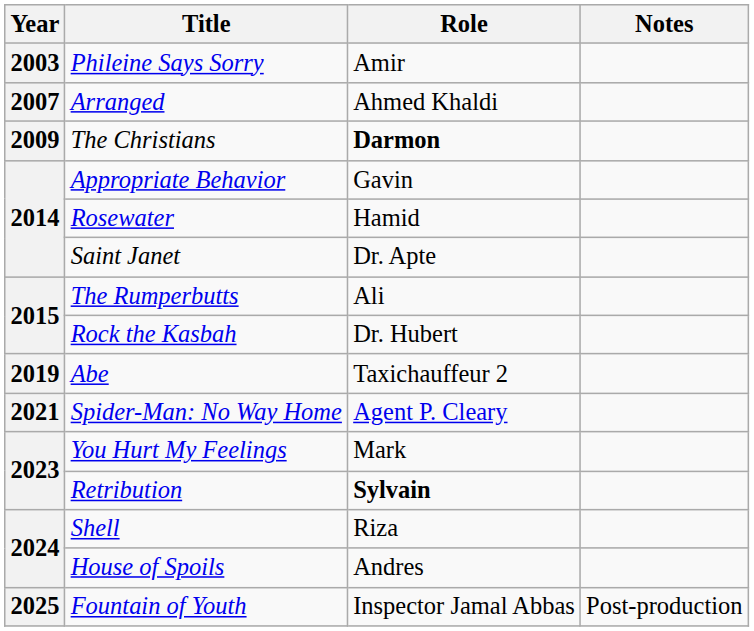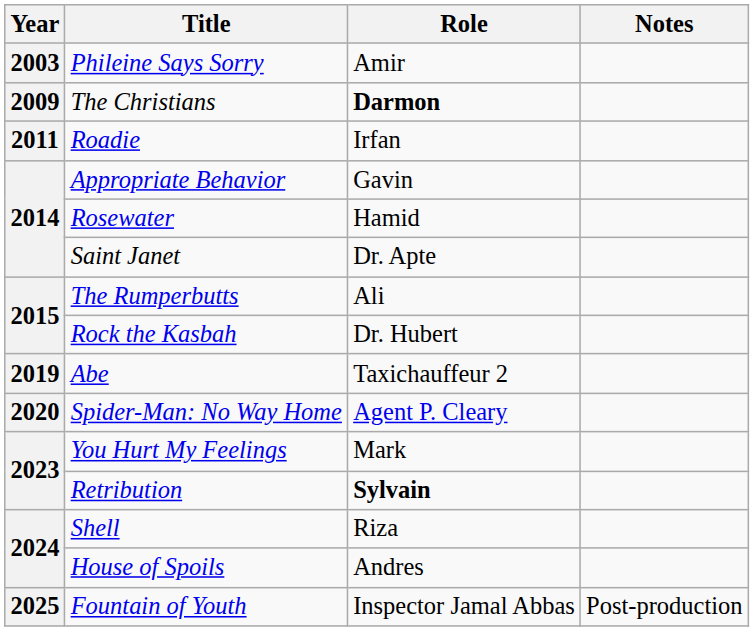- row: (118, 101)
+ row: (105, 140)
(35, 412) 2021 -> (35, 412) 2020
